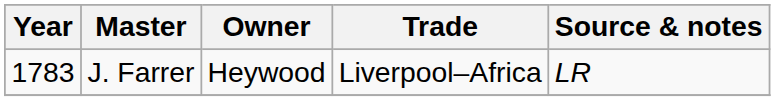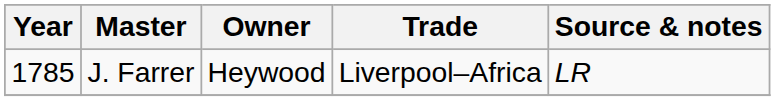(43, 71) 1783 -> (43, 71) 1785
